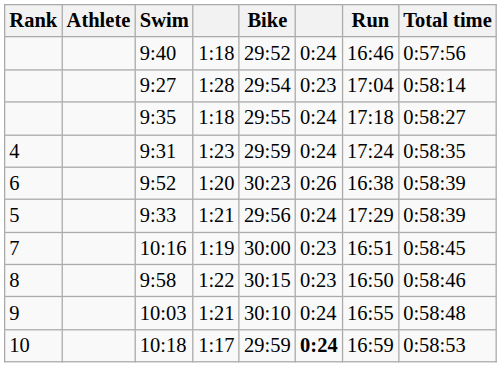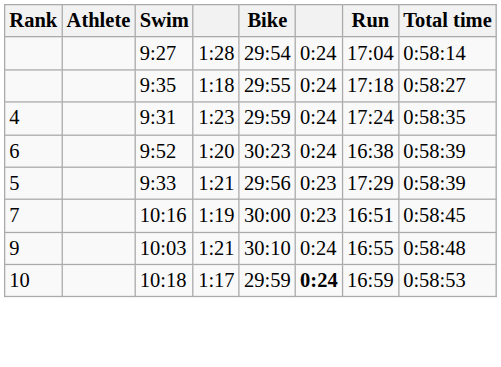- row: (158, 53)
(318, 85) 0:23 -> (318, 53) 0:24
(318, 183) 0:26 -> (318, 150) 0:24
(318, 215) 0:24 -> (318, 183) 0:23
- row: (158, 280)
